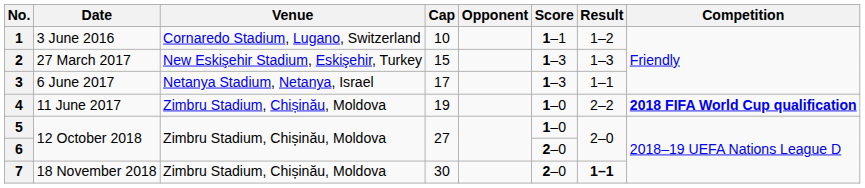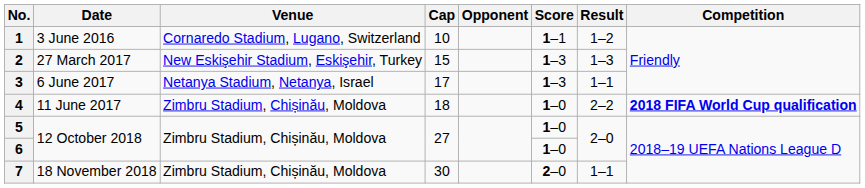(442, 104) 19 -> (442, 104) 18
(554, 149) 2–0 -> (554, 149) 1–0
(602, 171) bold -> (602, 171) normal
